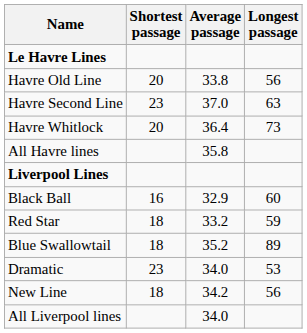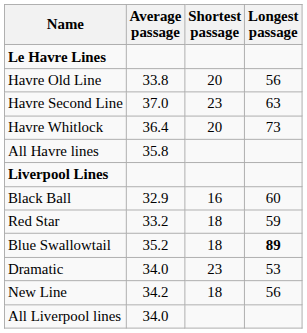columns swapped: (215, 24) <-> (156, 24)
(273, 245) normal -> (273, 245) bold
